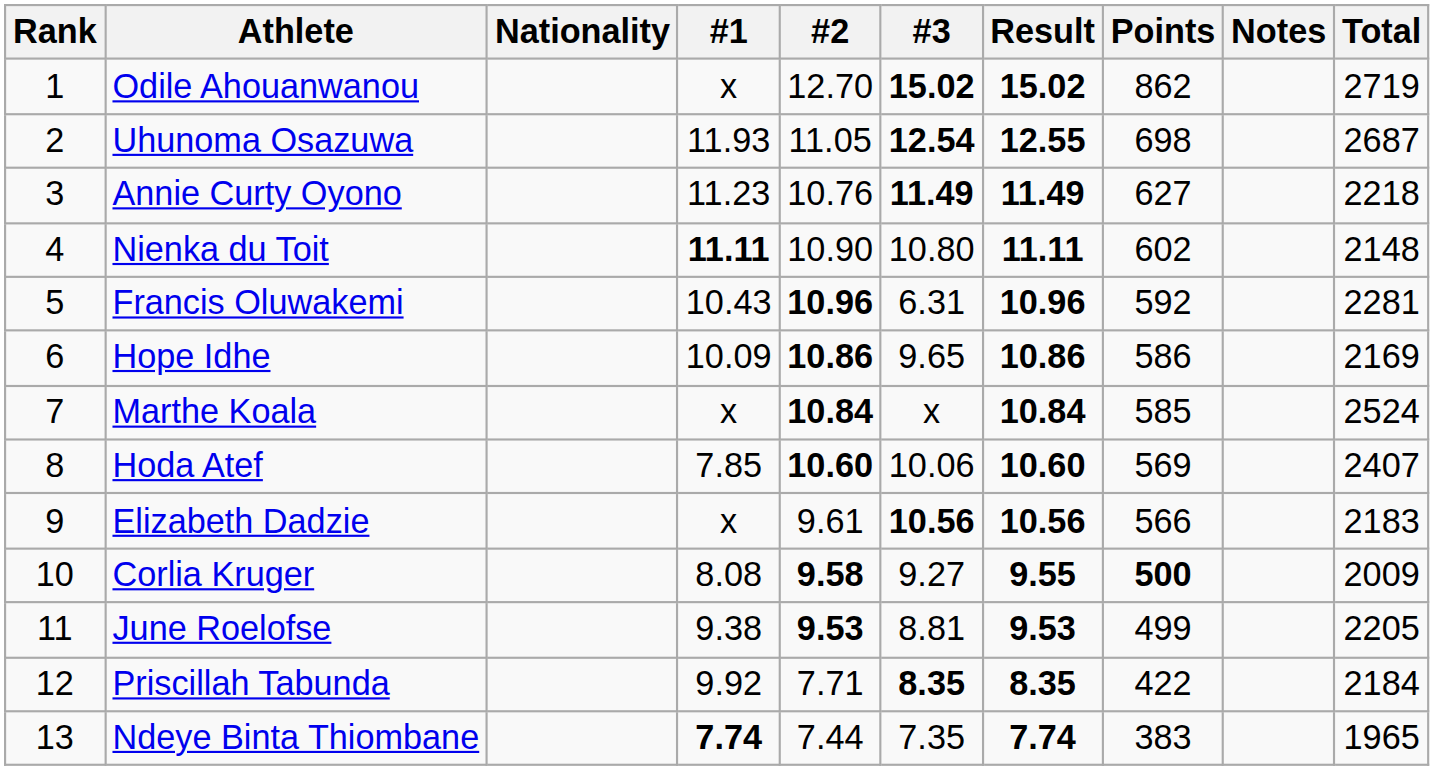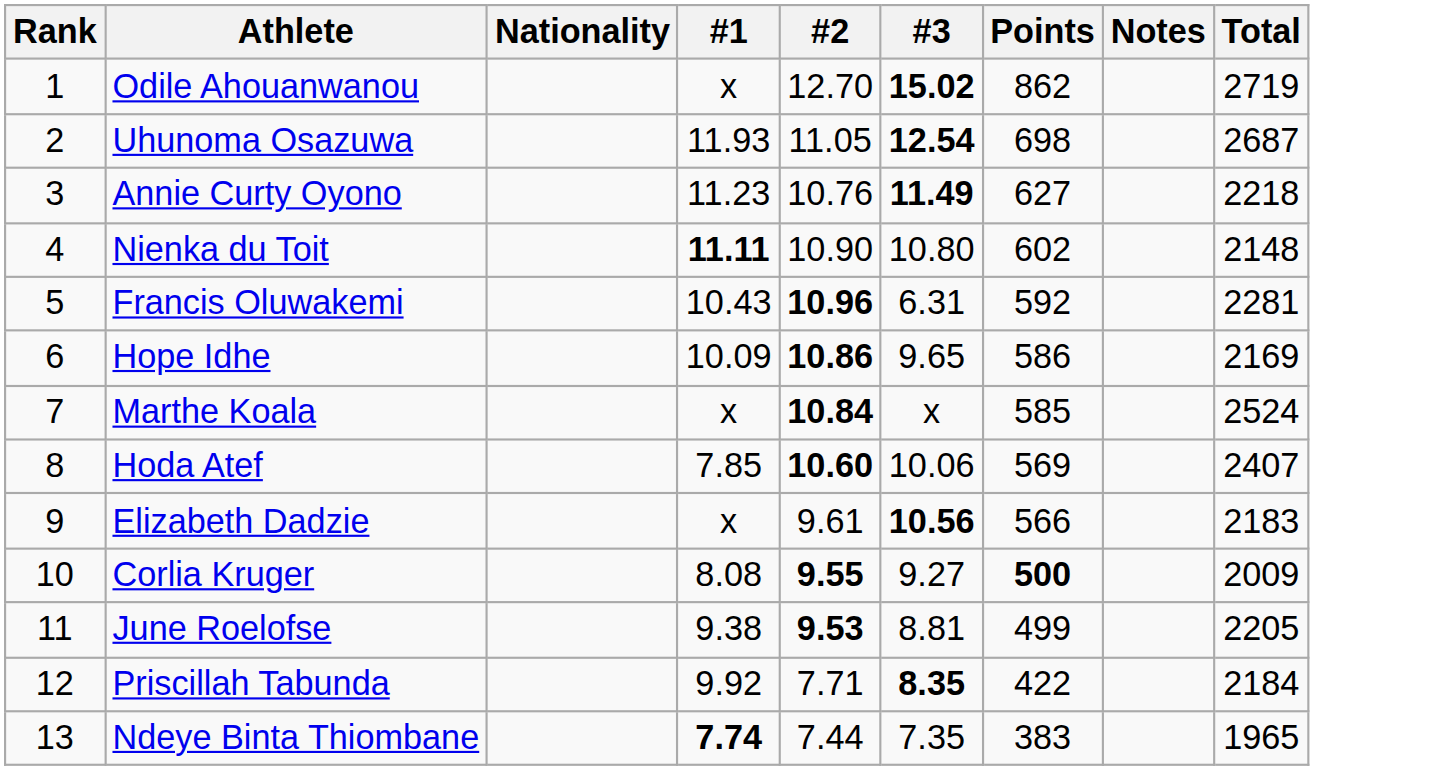- column: (1043, 31)
(830, 574) 9.58 -> (830, 574) 9.55
